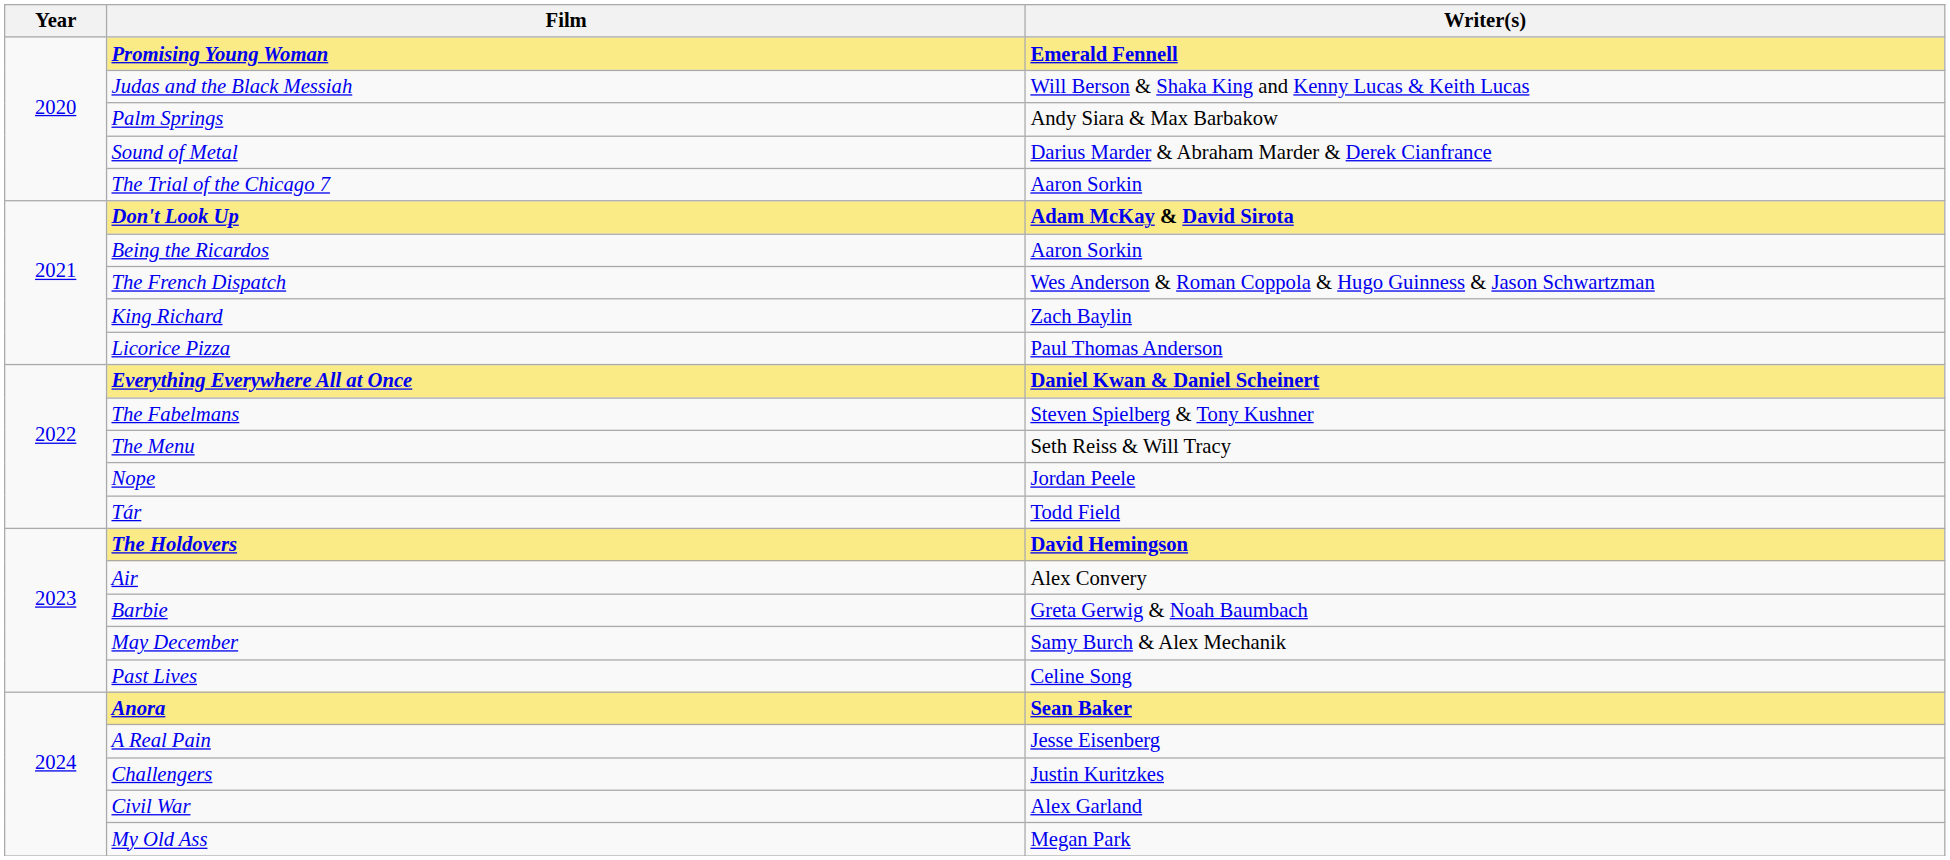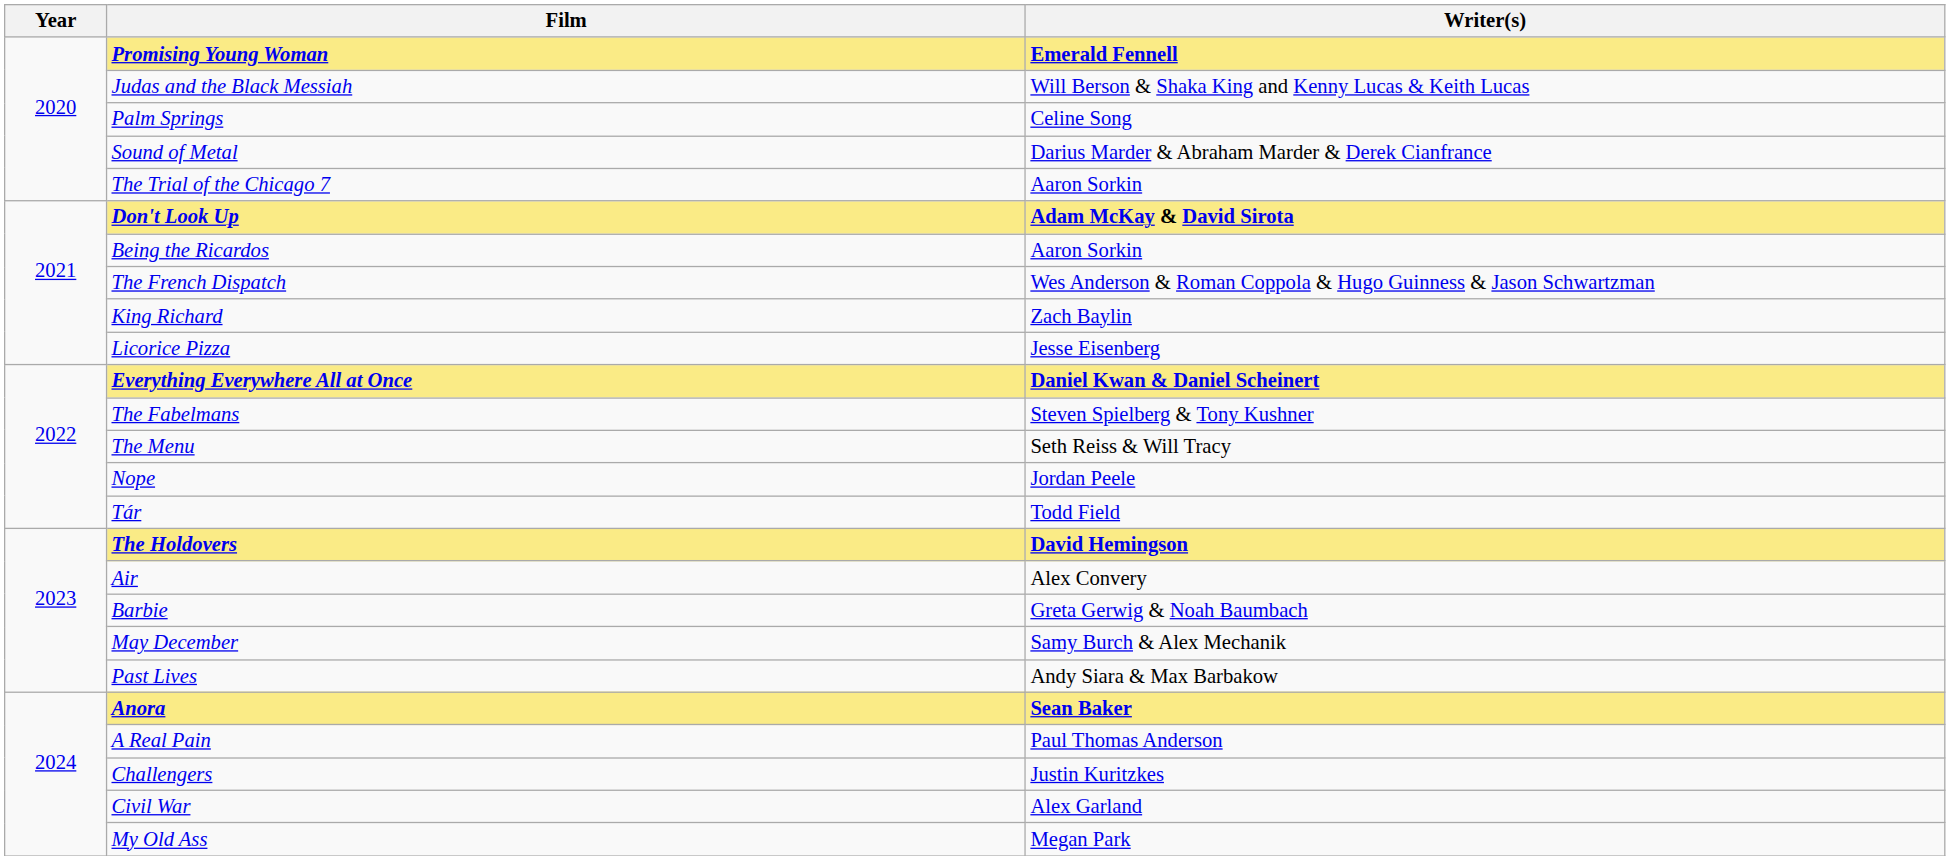(1154, 119) Andy Siara & Max Barbakow -> (1081, 119) Celine Song
(1127, 348) Paul Thomas Anderson -> (1095, 348) Jesse Eisenberg
(1081, 675) Celine Song -> (1154, 675) Andy Siara & Max Barbakow
(1095, 741) Jesse Eisenberg -> (1127, 741) Paul Thomas Anderson
